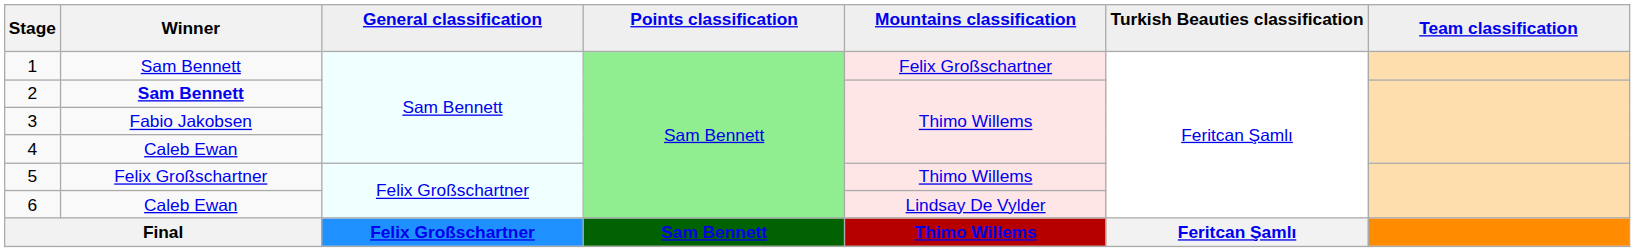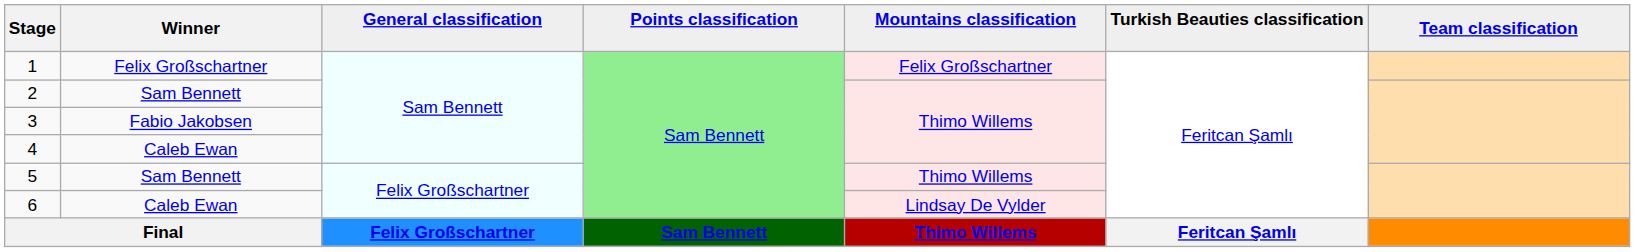(191, 66) Sam Bennett -> (191, 66) Felix Großschartner
(191, 94) bold -> (191, 94) normal
(191, 177) Felix Großschartner -> (191, 177) Sam Bennett
